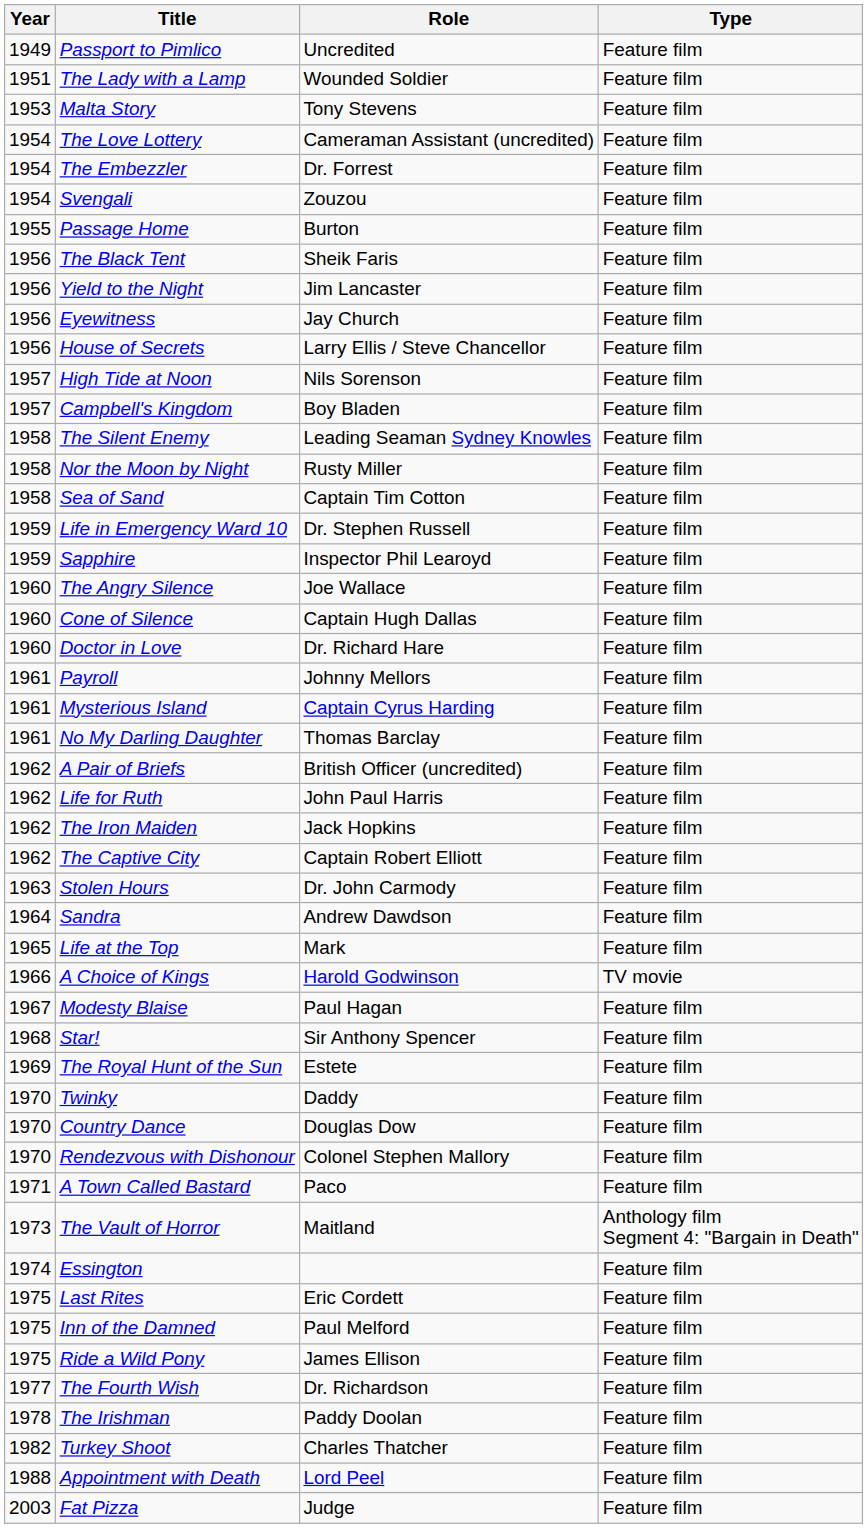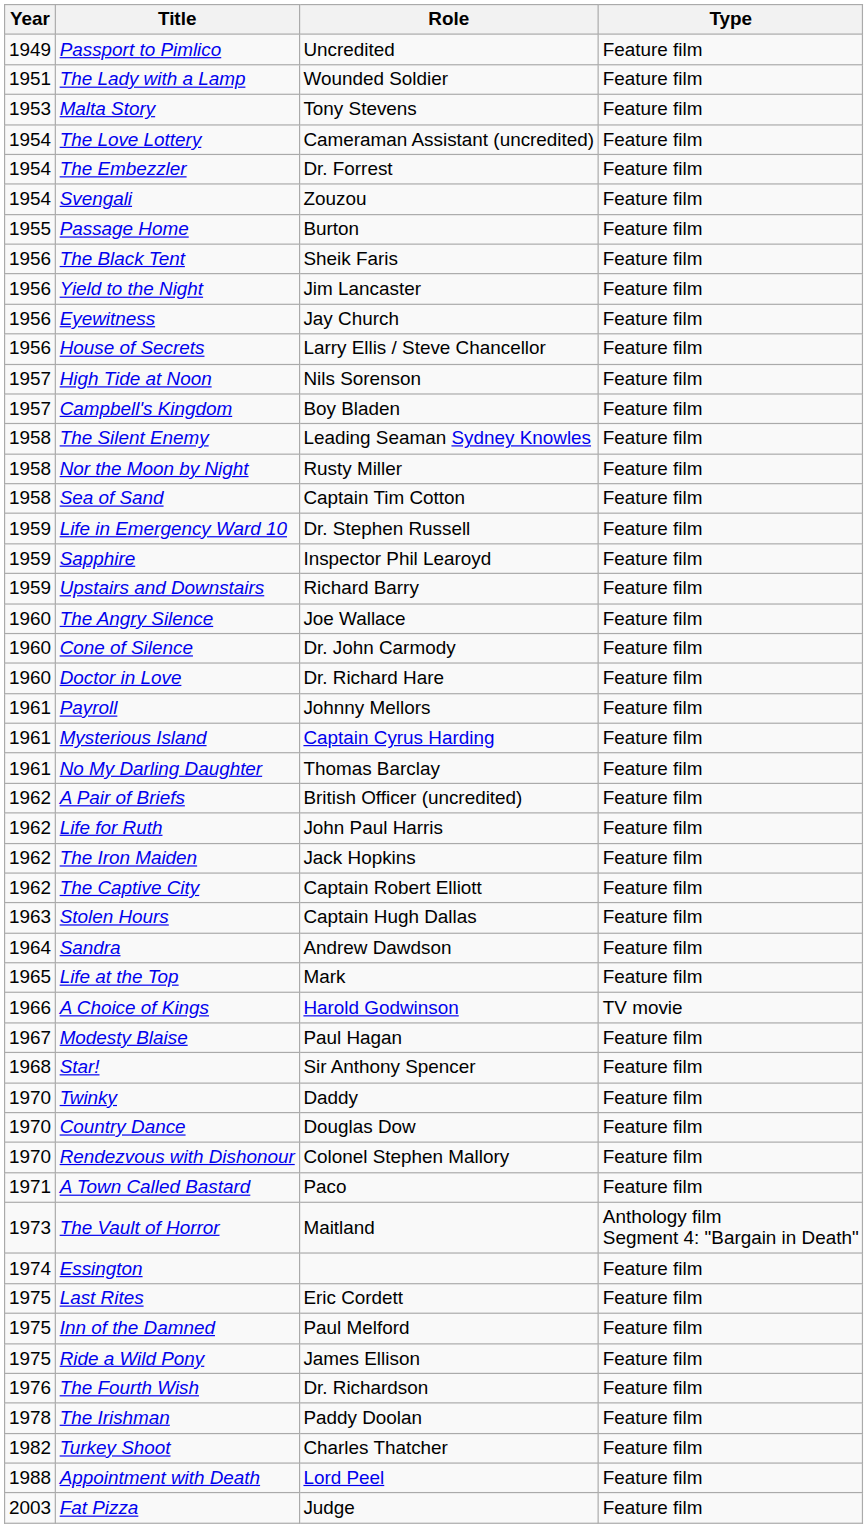+ row: (162, 588)
(390, 618) Captain Hugh Dallas -> (379, 648) Dr. John Carmody
(379, 887) Dr. John Carmody -> (390, 917) Captain Hugh Dallas
- row: (171, 1067)
(30, 1388) 1977 -> (30, 1388) 1976
